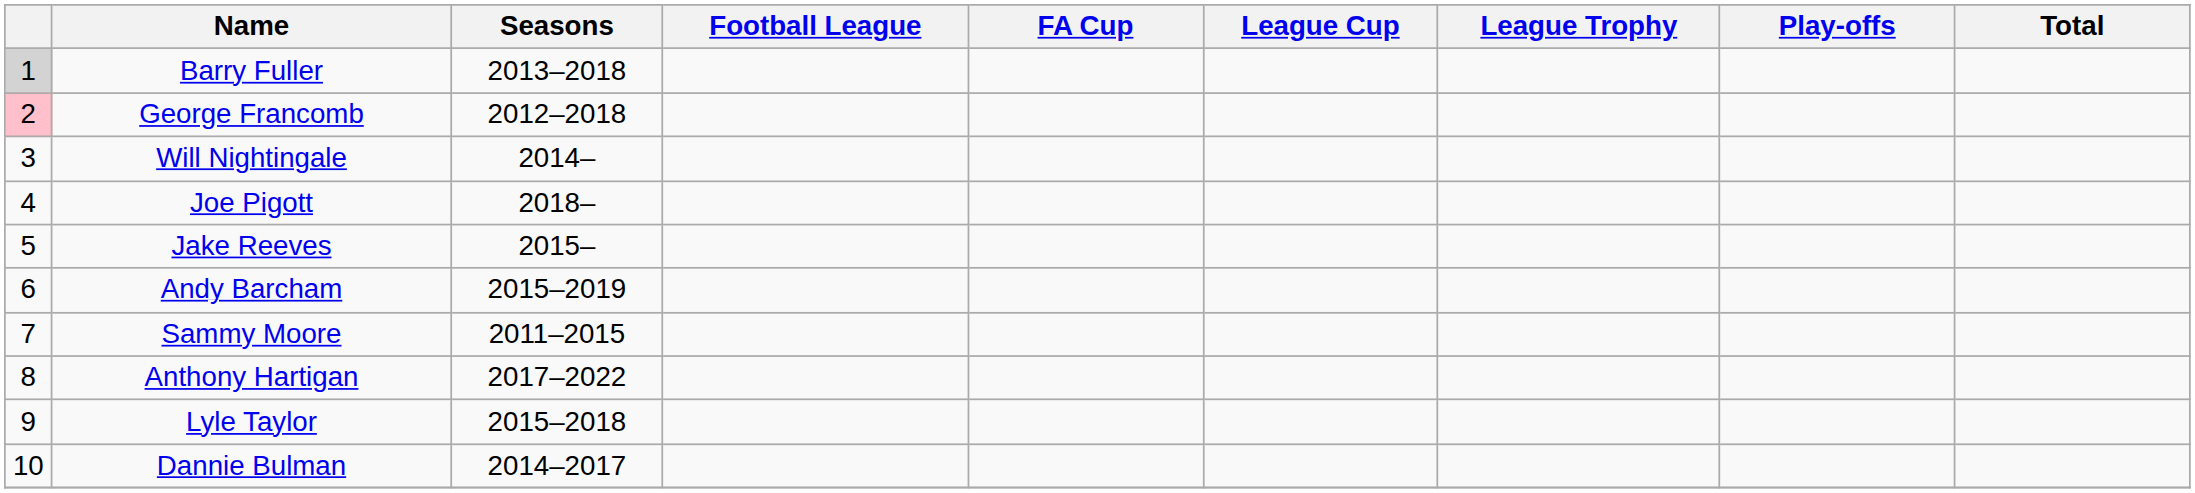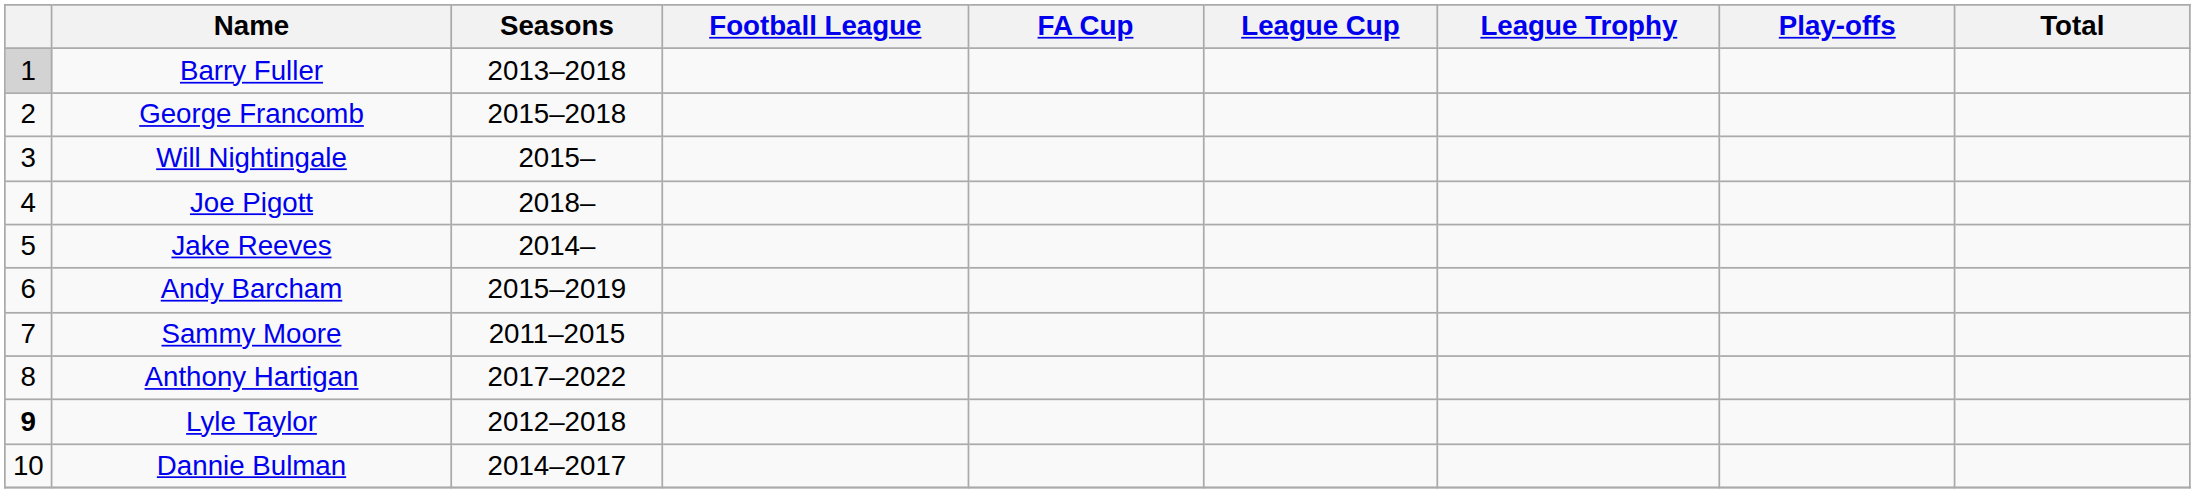(28, 114) pink background -> (28, 114) no background
(557, 114) 2012–2018 -> (557, 114) 2015–2018
(557, 158) 2014– -> (557, 158) 2015–
(557, 245) 2015– -> (557, 245) 2014–
(28, 421) normal -> (28, 421) bold
(557, 421) 2015–2018 -> (557, 421) 2012–2018
